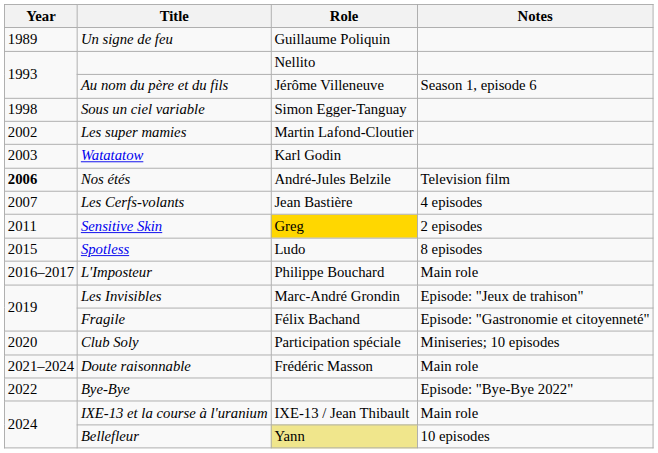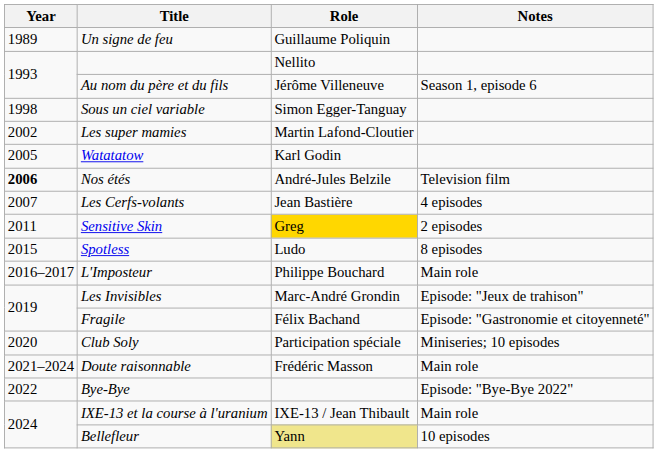(23, 156) 2003 -> (23, 156) 2005
